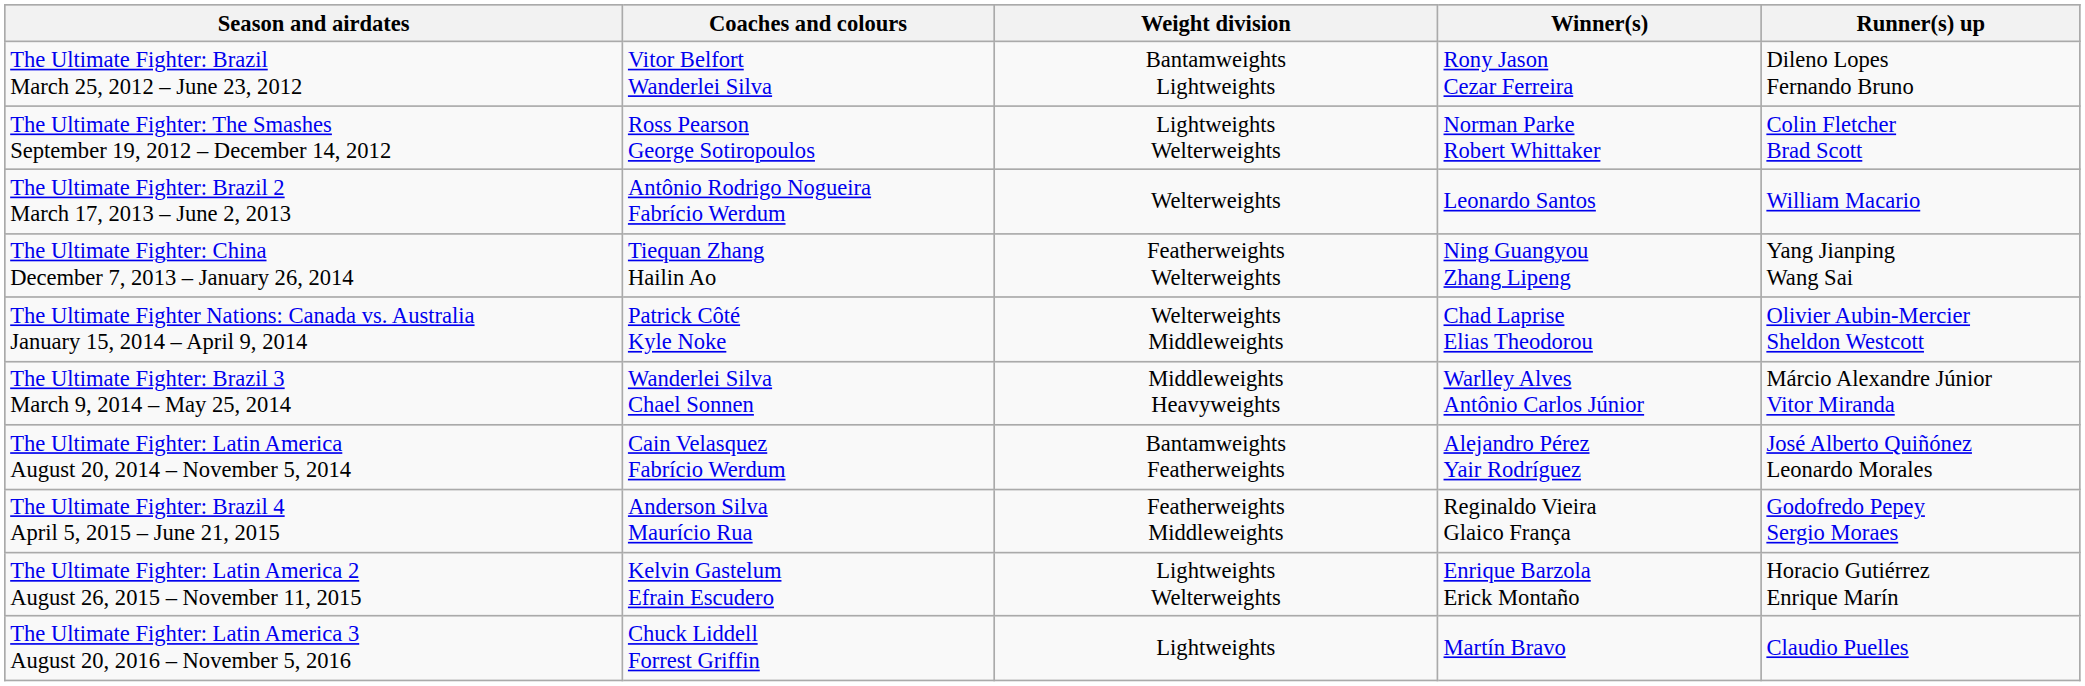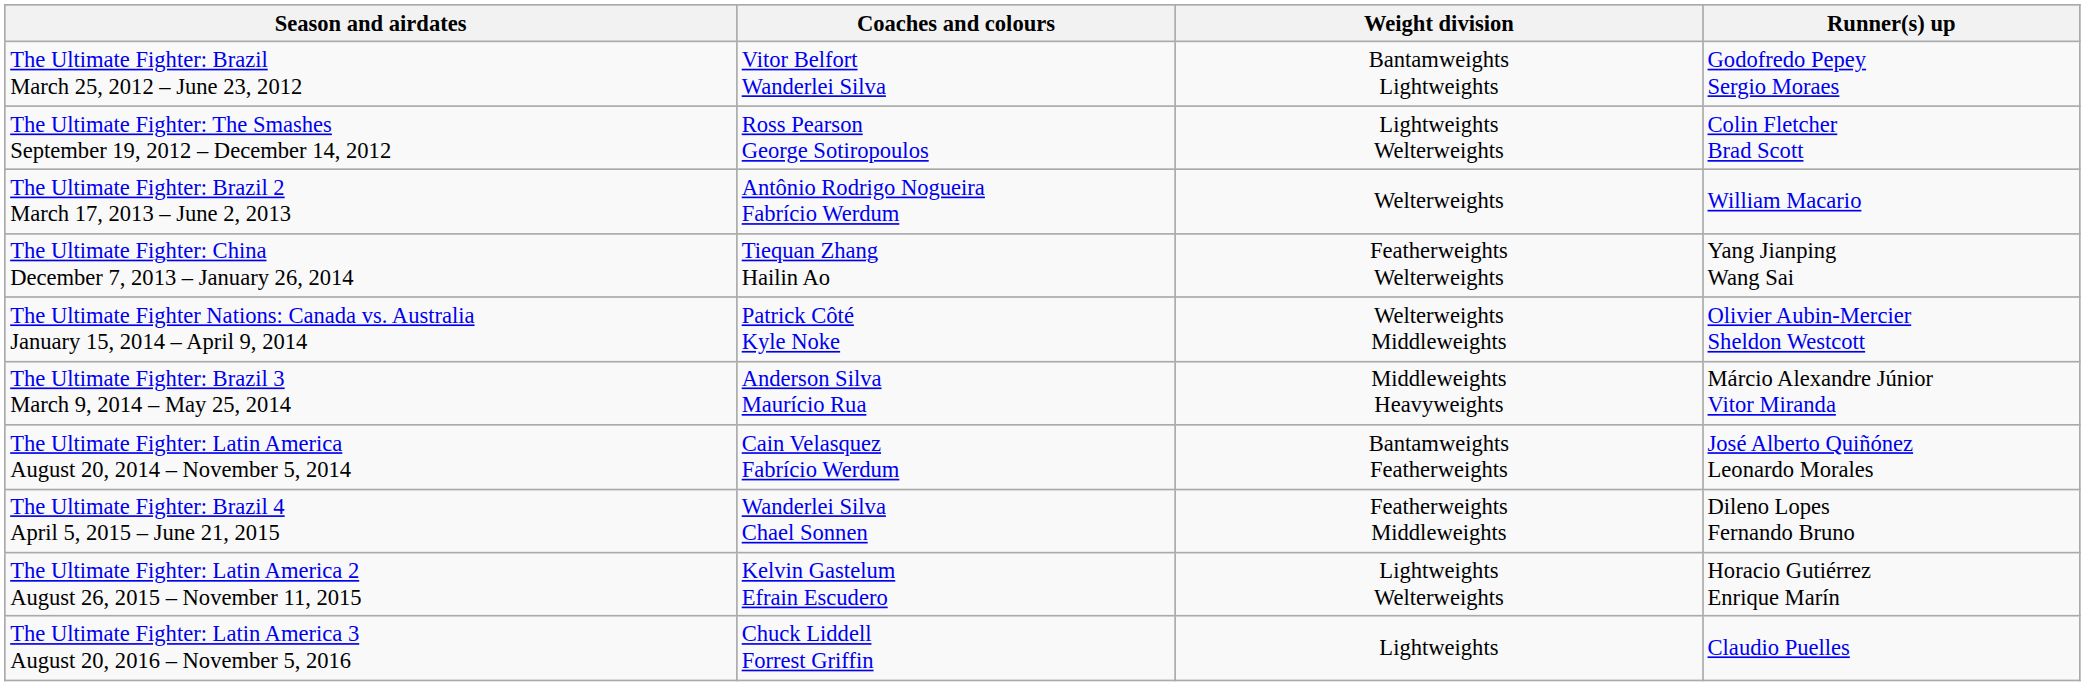- column: (1600, 22)
(1840, 73) Dileno Lopes Fernando Bruno -> (1787, 73) Godofredo Pepey Sergio Moraes
(700, 392) Wanderlei Silva Chael Sonnen -> (812, 392) Anderson Silva Maurício Rua
(698, 519) Anderson Silva Maurício Rua -> (814, 519) Wanderlei Silva Chael Sonnen
(1846, 519) Godofredo Pepey Sergio Moraes -> (1781, 519) Dileno Lopes Fernando Bruno
